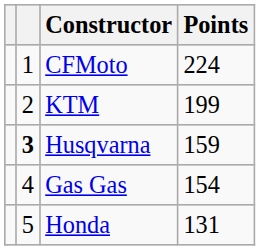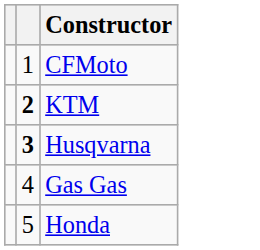- column: (216, 24)
(28, 104) normal -> (28, 104) bold
